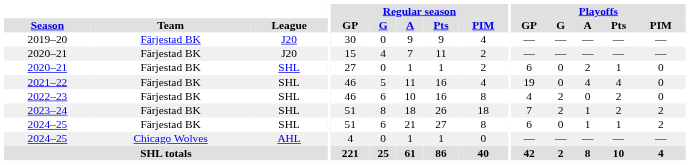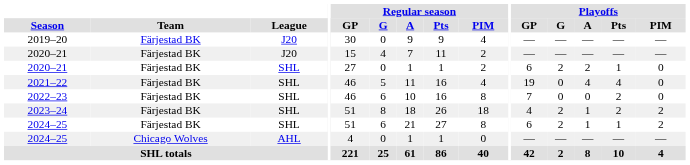(561, 68) 0 -> (561, 68) 2
(529, 96) 4 -> (529, 96) 7
(561, 96) 2 -> (561, 96) 0
(529, 110) 7 -> (529, 110) 4
(561, 124) 0 -> (561, 124) 2
